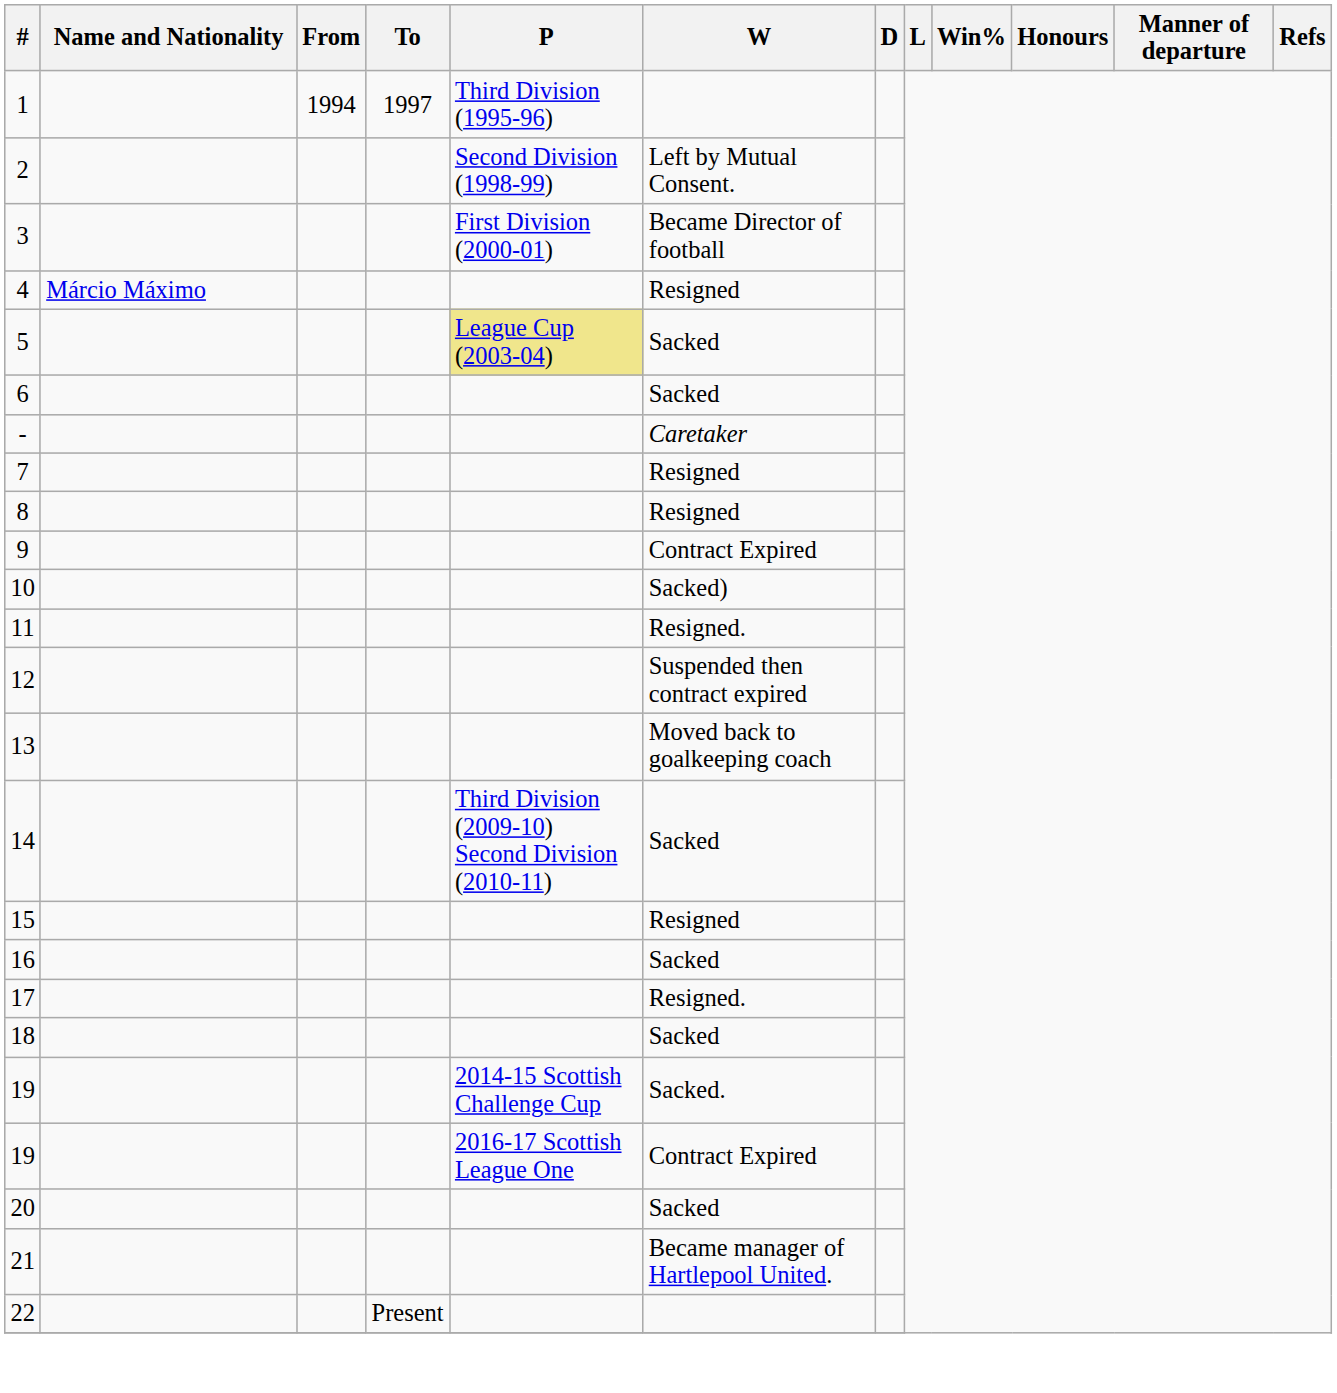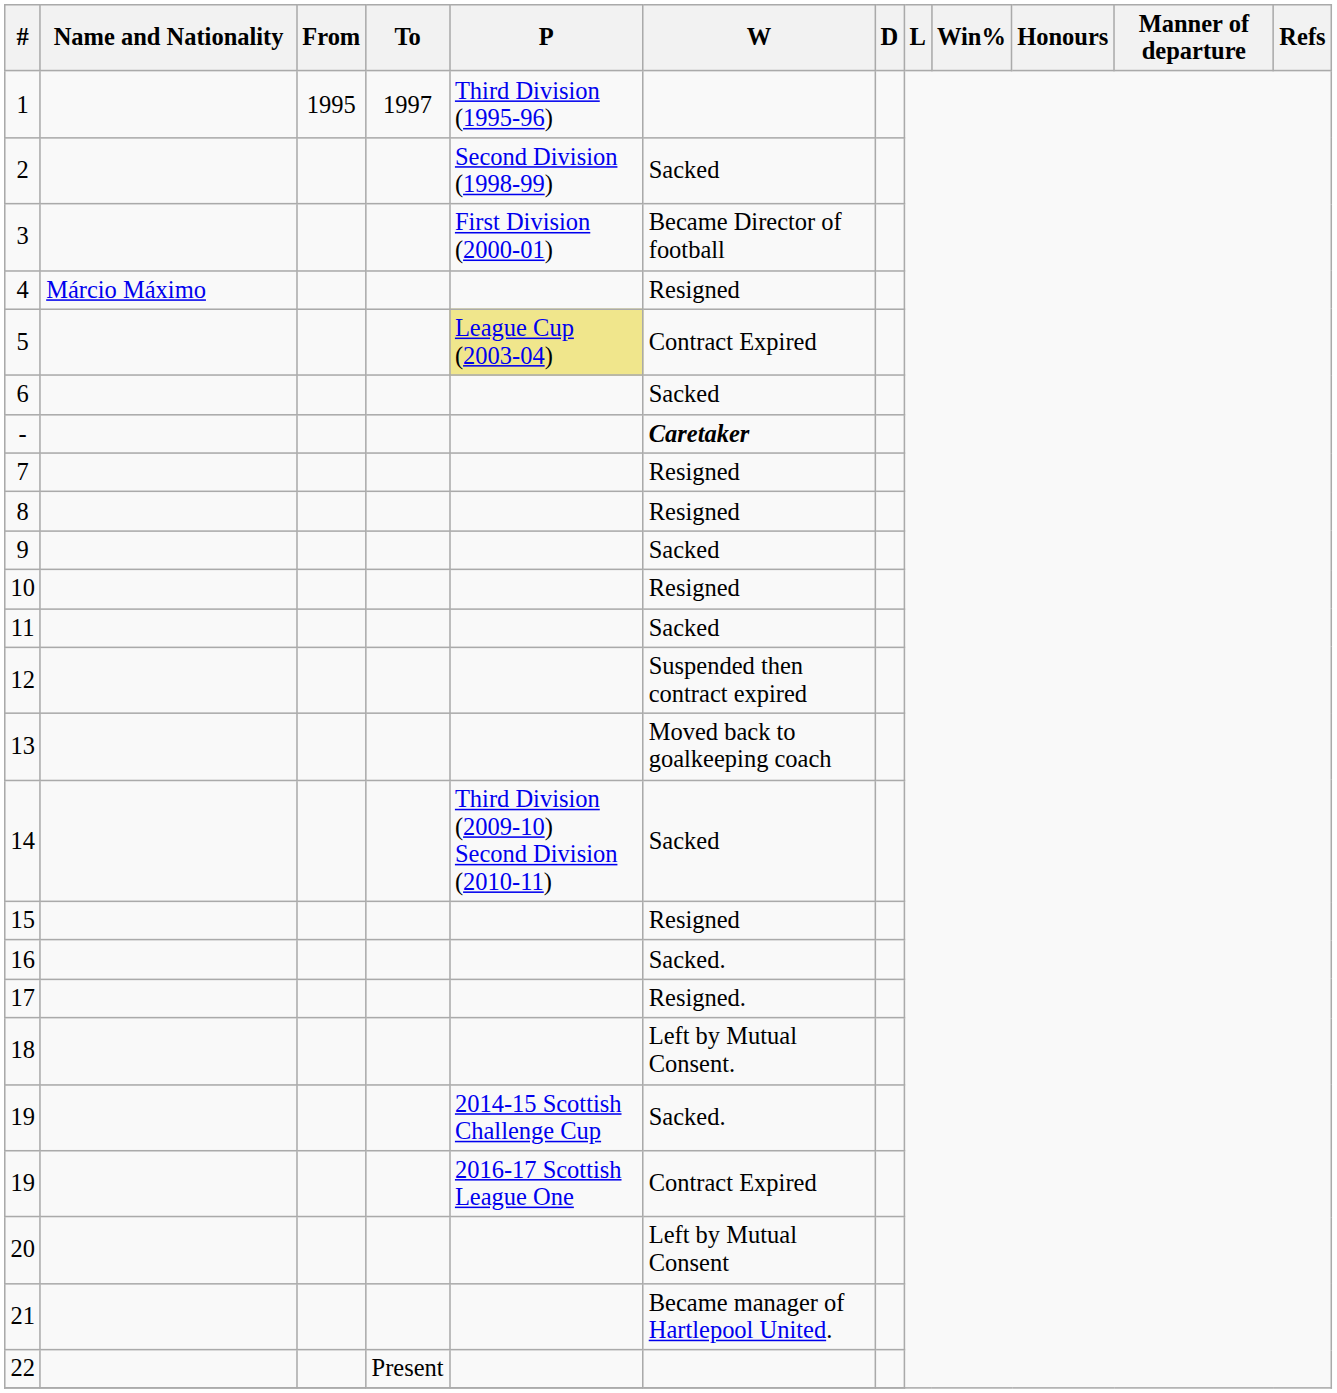(331, 104) 1994 -> (331, 104) 1995
(723, 170) Left by Mutual Consent. -> (684, 170) Sacked
(684, 341) Sacked -> (733, 341) Contract Expired
(698, 433) normal -> (699, 433) bold
(733, 549) Contract Expired -> (684, 549) Sacked
(688, 588) Sacked) -> (694, 588) Resigned
(697, 627) Resigned. -> (684, 627) Sacked
(684, 959) Sacked -> (687, 959) Sacked.
(684, 1036) Sacked -> (723, 1050) Left by Mutual Consent.
(684, 1208) Sacked -> (723, 1249) Left by Mutual Consent
